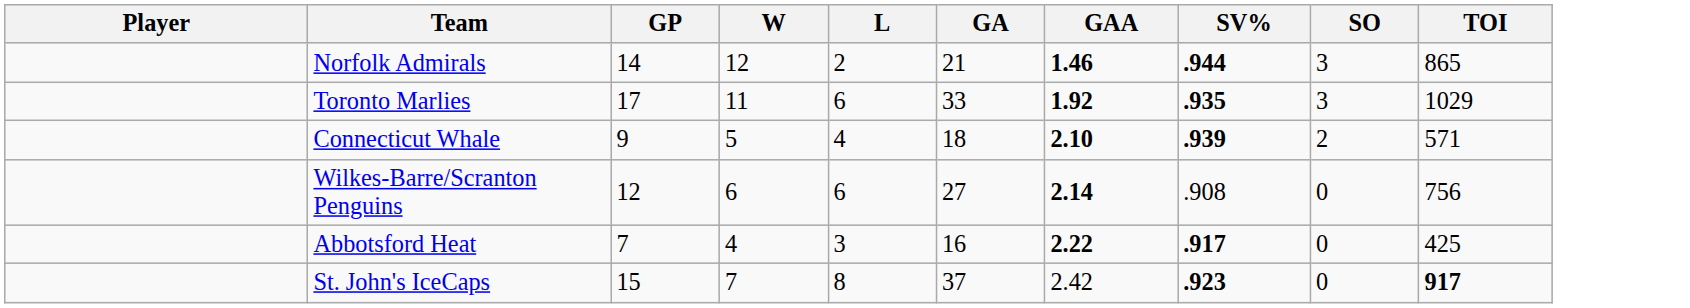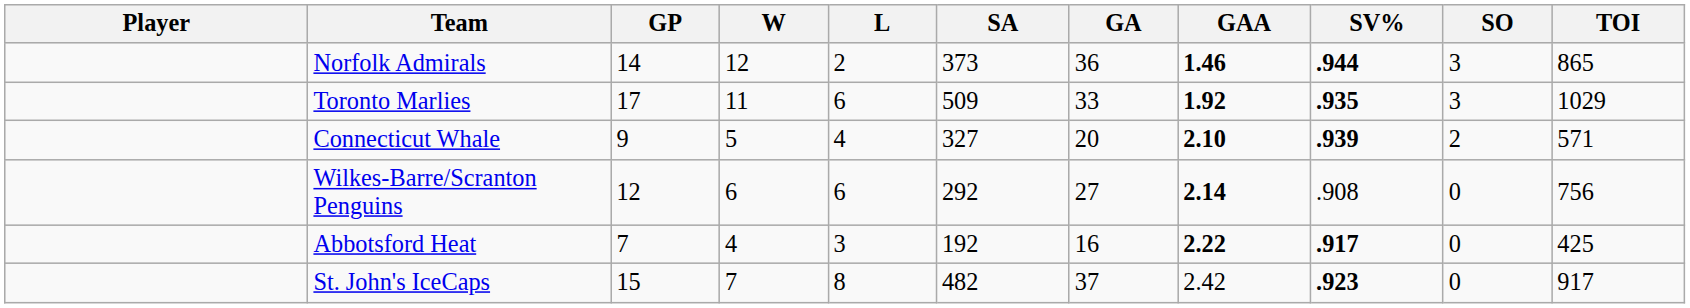+ column: (1003, 23)
(954, 62) 21 -> (1087, 62) 36
(954, 139) 18 -> (1087, 139) 20
(1443, 282) bold -> (1576, 282) normal
